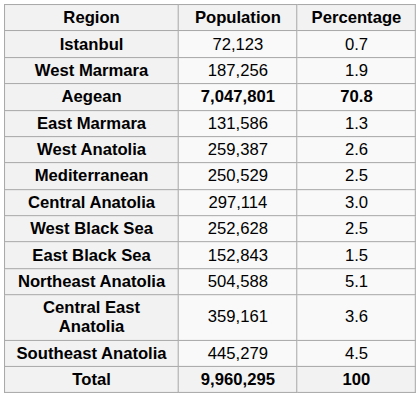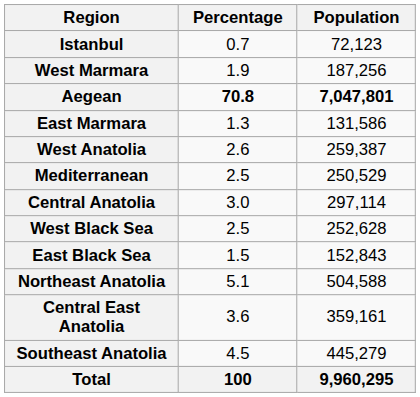columns swapped: (238, 17) <-> (356, 17)
